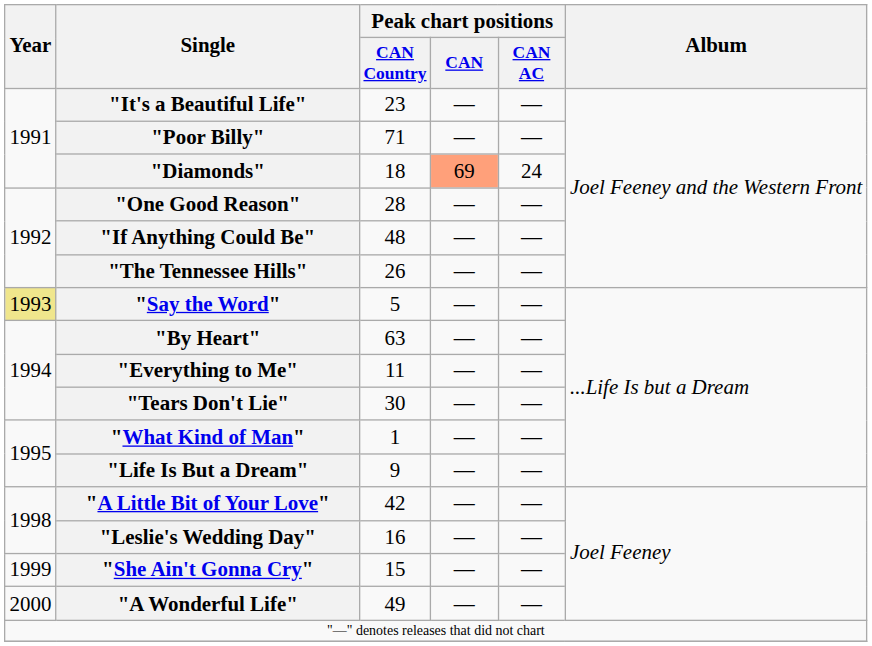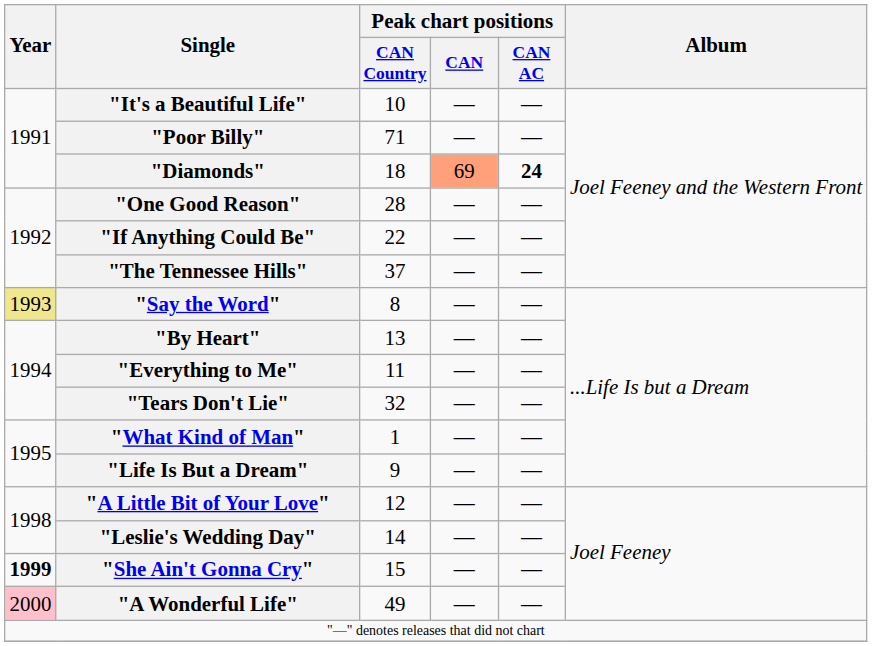(395, 104) 23 -> (395, 104) 10
(531, 171) normal -> (531, 171) bold
(395, 237) 48 -> (395, 237) 22
(395, 270) 26 -> (395, 270) 37
(395, 303) 5 -> (395, 303) 8
(395, 337) 63 -> (395, 337) 13
(395, 403) 30 -> (395, 403) 32
(395, 503) 42 -> (395, 503) 12
(395, 536) 16 -> (395, 536) 14
(30, 569) normal -> (30, 569) bold
(30, 603) no background -> (30, 603) pink background
